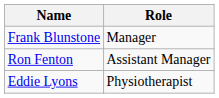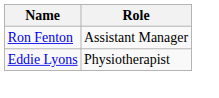- row: (54, 37)
